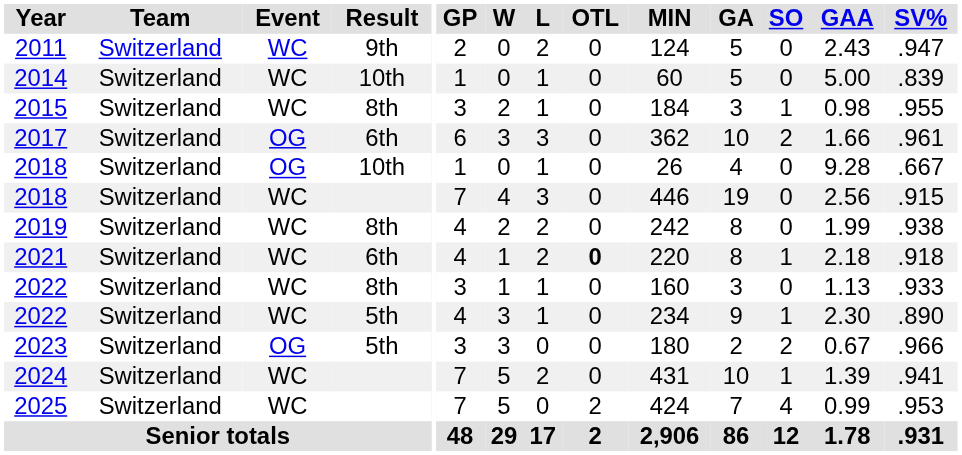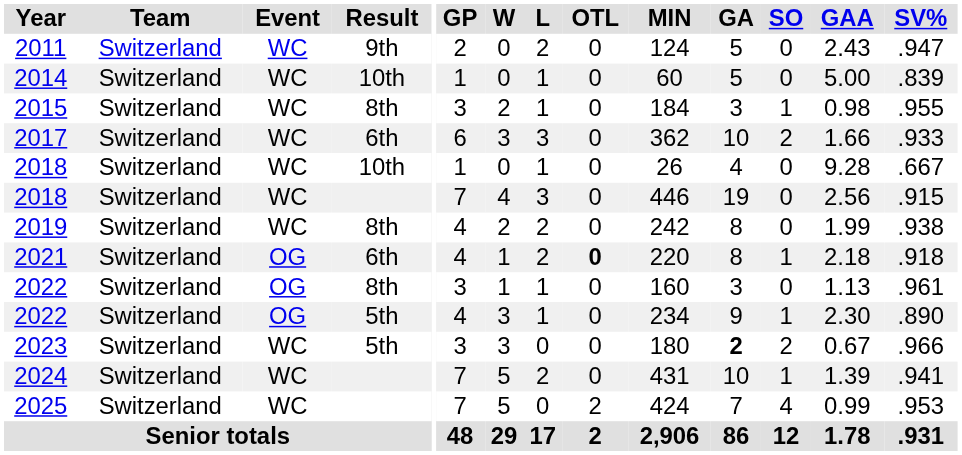(288, 137) OG -> (288, 137) WC
(921, 137) .961 -> (921, 137) .933
(288, 167) OG -> (288, 167) WC
(288, 257) WC -> (288, 257) OG
(288, 286) WC -> (288, 286) OG
(921, 286) .933 -> (921, 286) .961
(288, 316) WC -> (288, 316) OG
(288, 346) OG -> (288, 346) WC
(736, 346) normal -> (736, 346) bold
